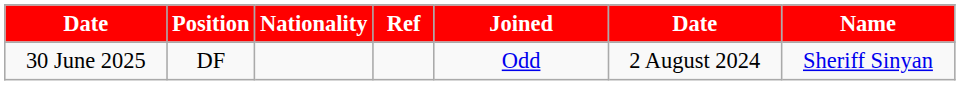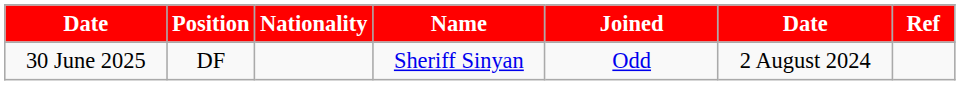columns swapped: (868, 23) <-> (404, 23)
